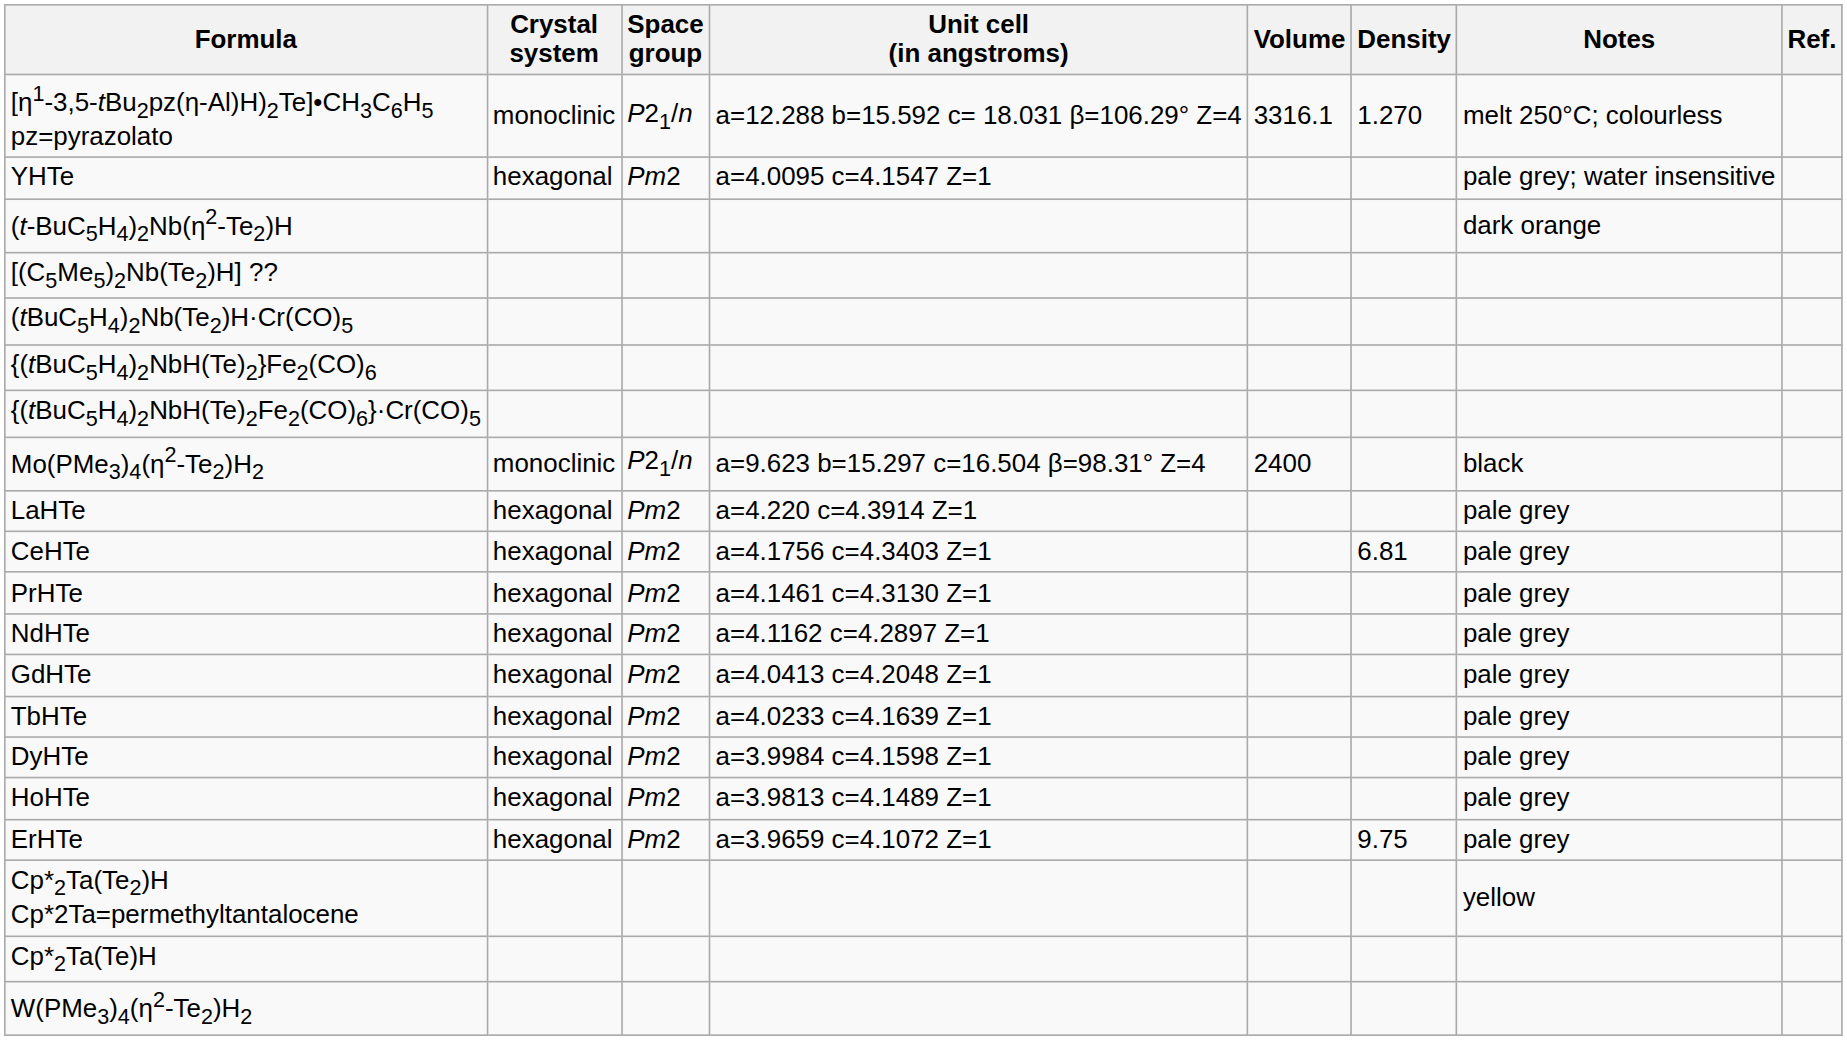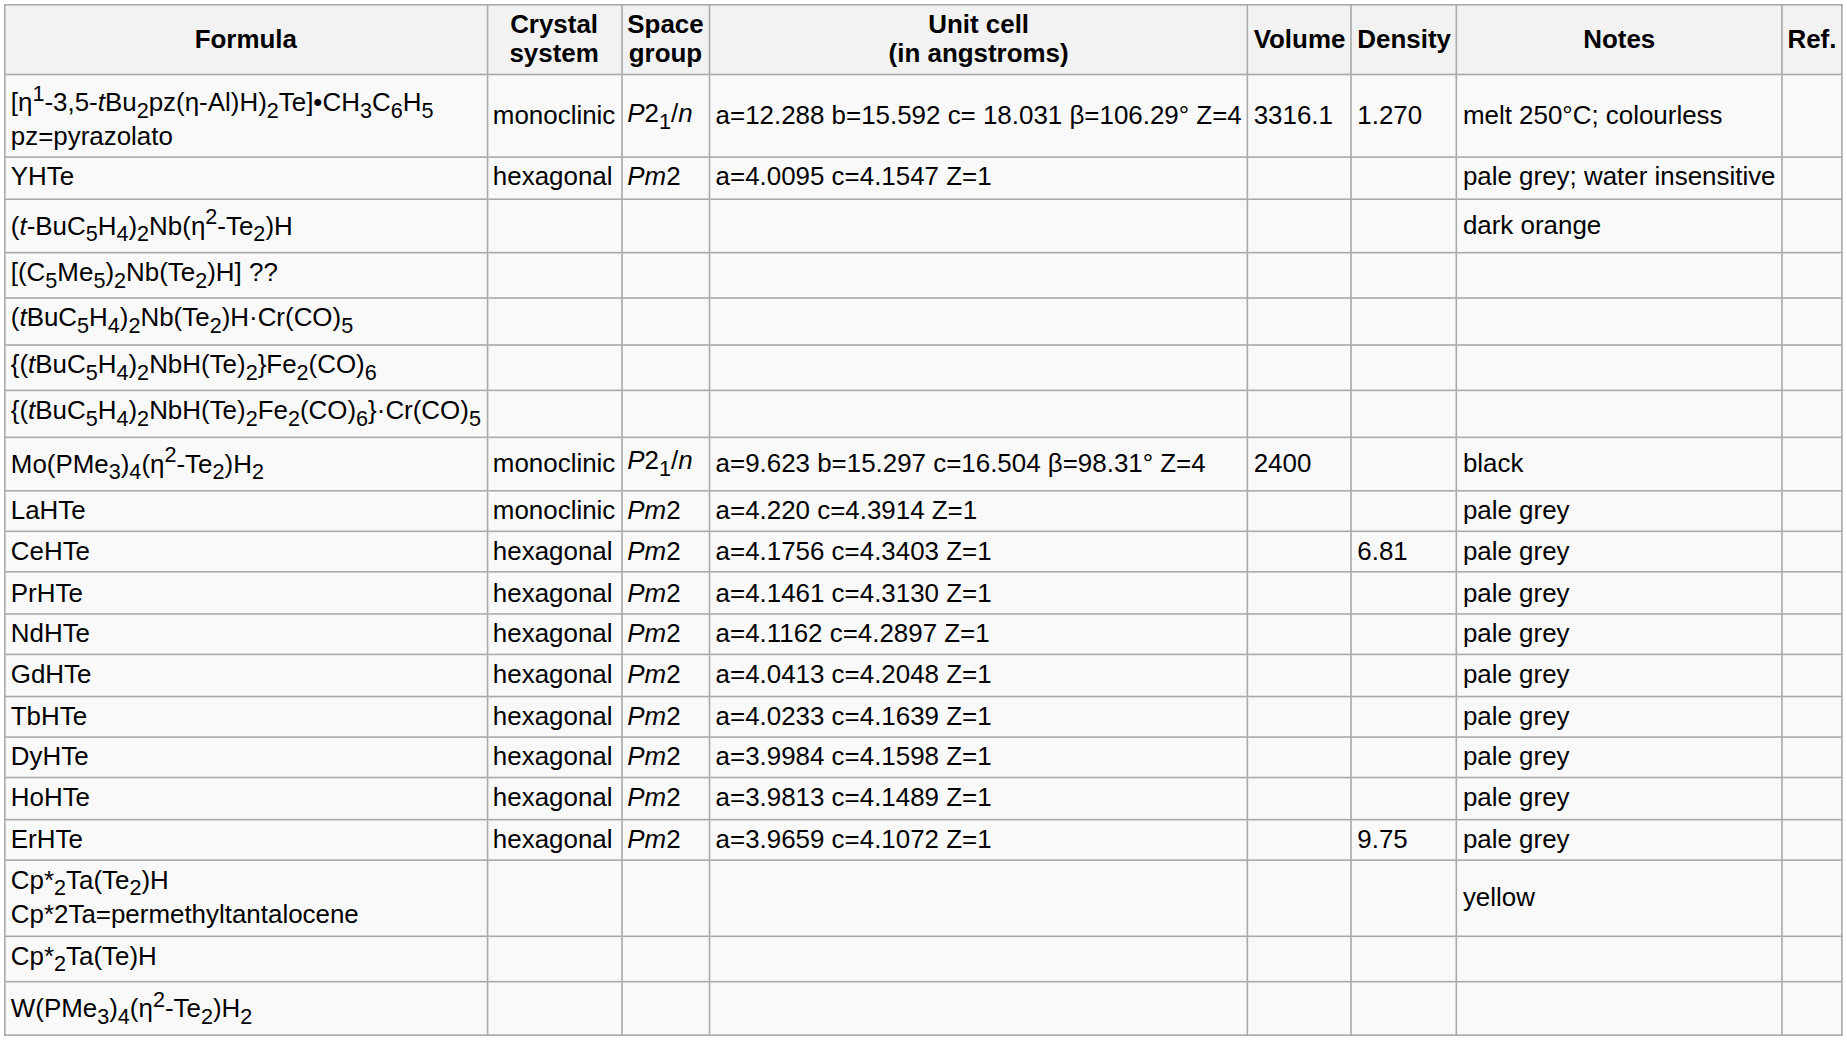(553, 510) hexagonal -> (554, 510) monoclinic
